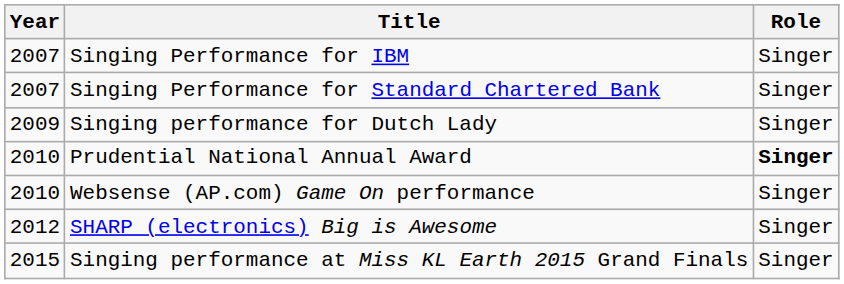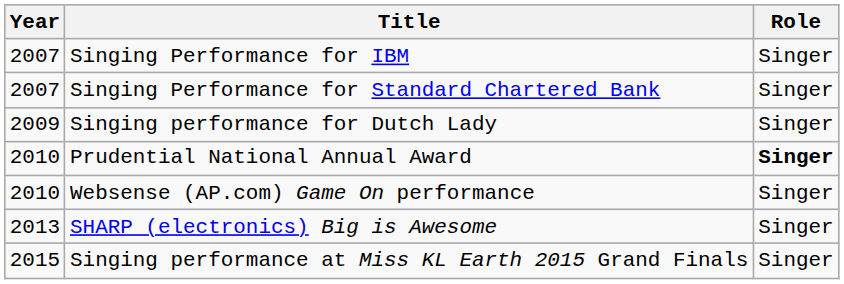(35, 227) 2012 -> (35, 227) 2013
